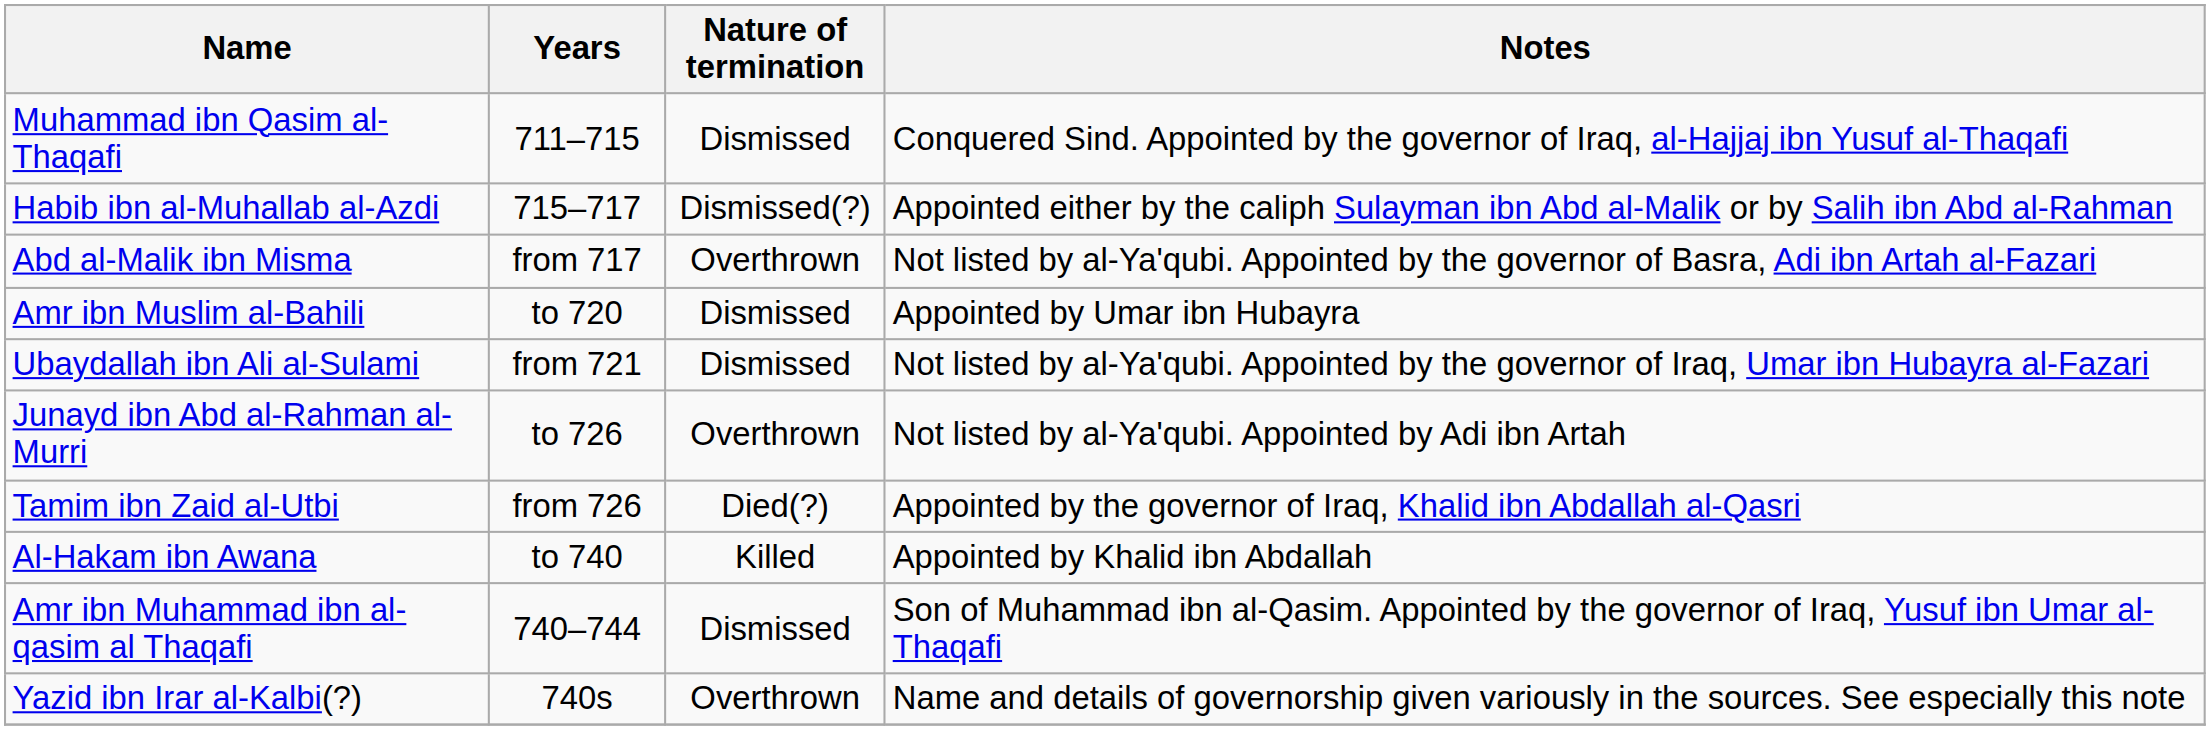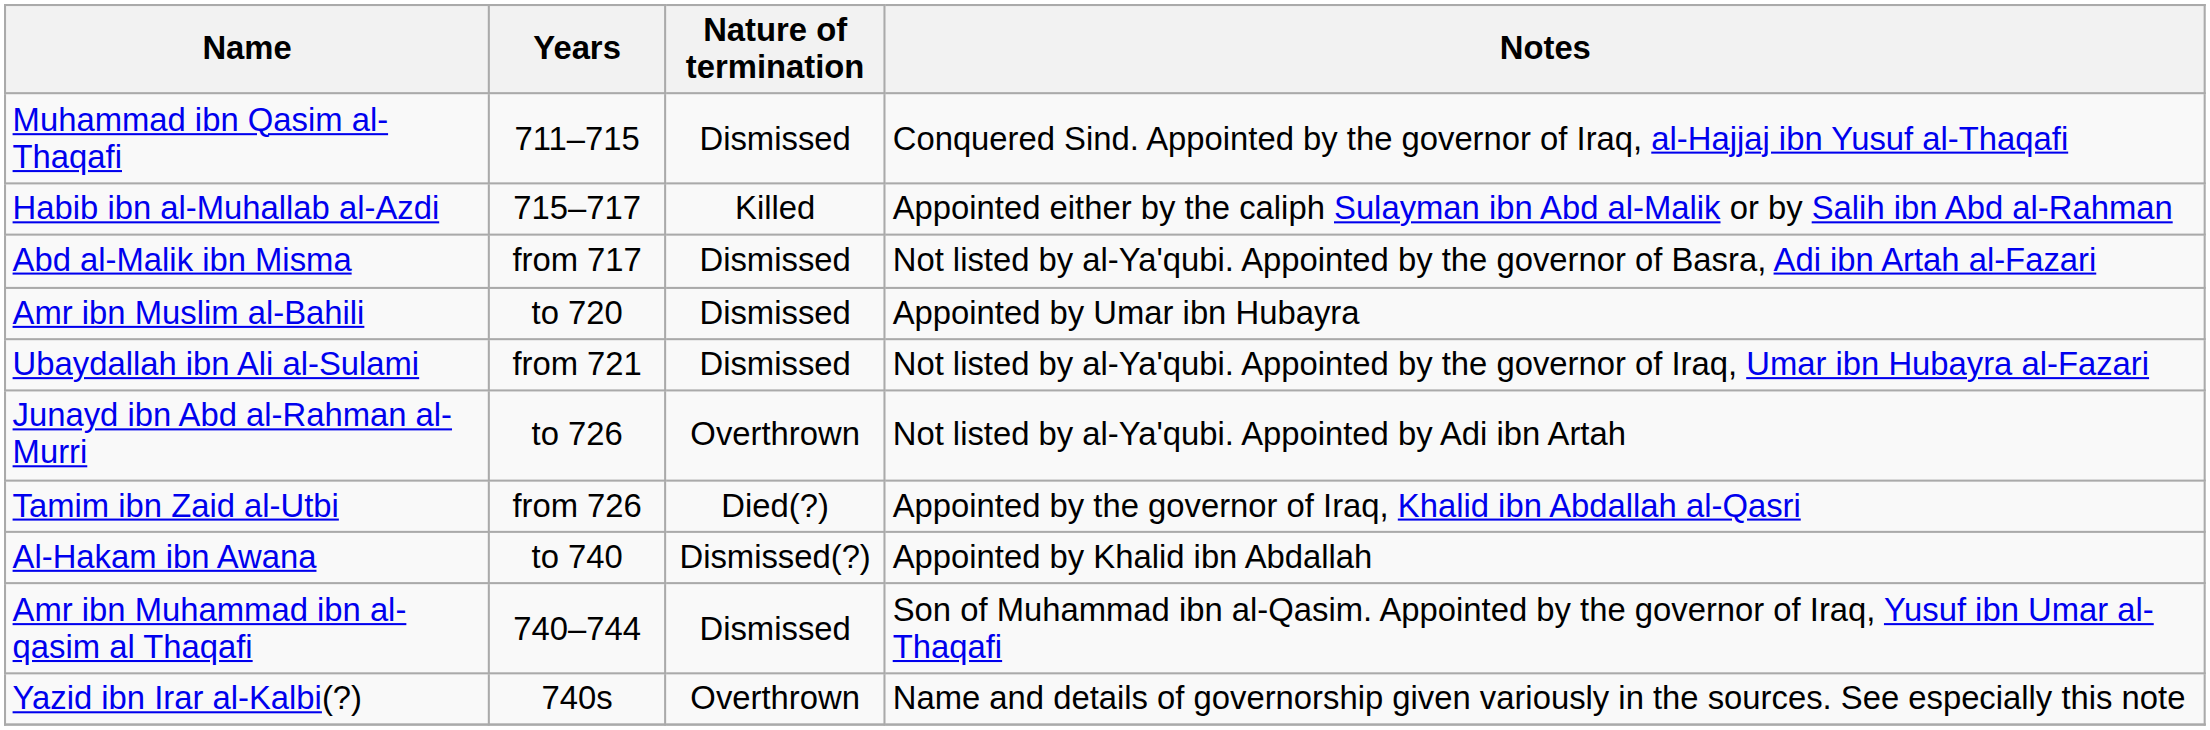(775, 208) Dismissed(?) -> (775, 208) Killed
(775, 260) Overthrown -> (775, 260) Dismissed
(775, 557) Killed -> (775, 557) Dismissed(?)
